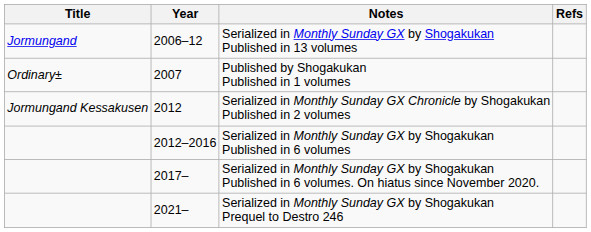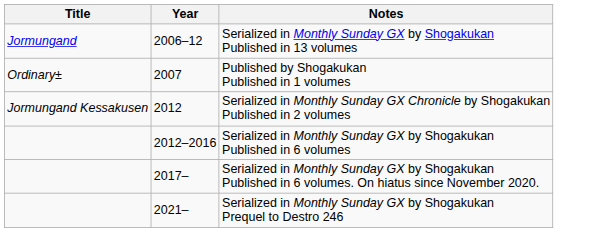- column: (569, 14)
